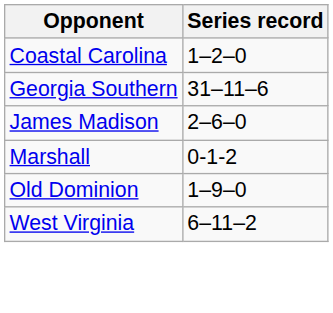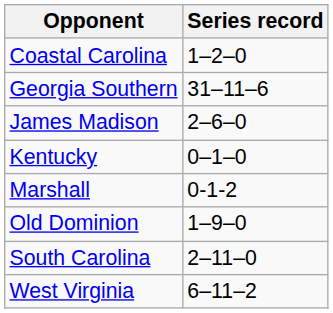+ row: (53, 156)
+ row: (80, 257)
